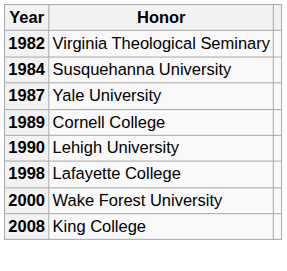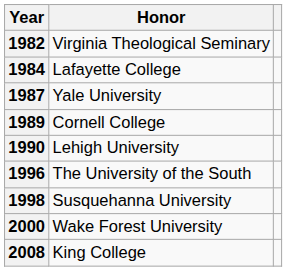(142, 69) Susquehanna University -> (117, 69) Lafayette College
+ row: (27, 174)
(117, 174) Lafayette College -> (142, 200) Susquehanna University
